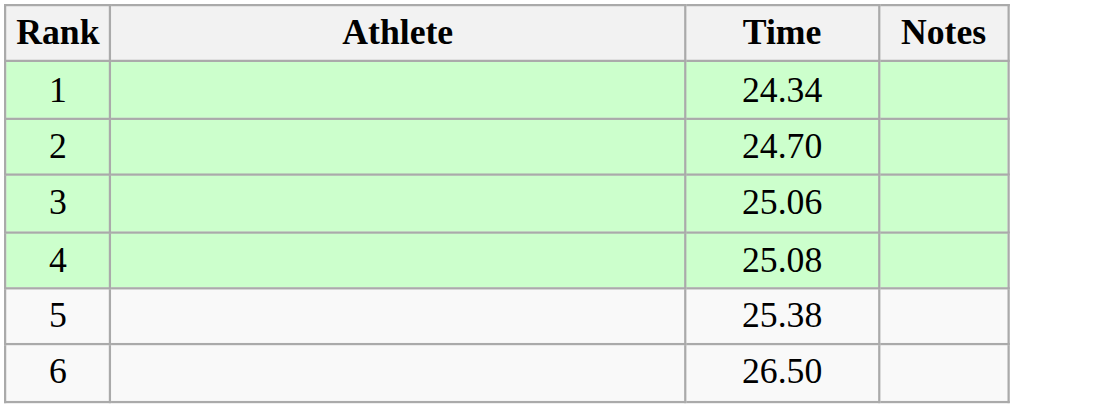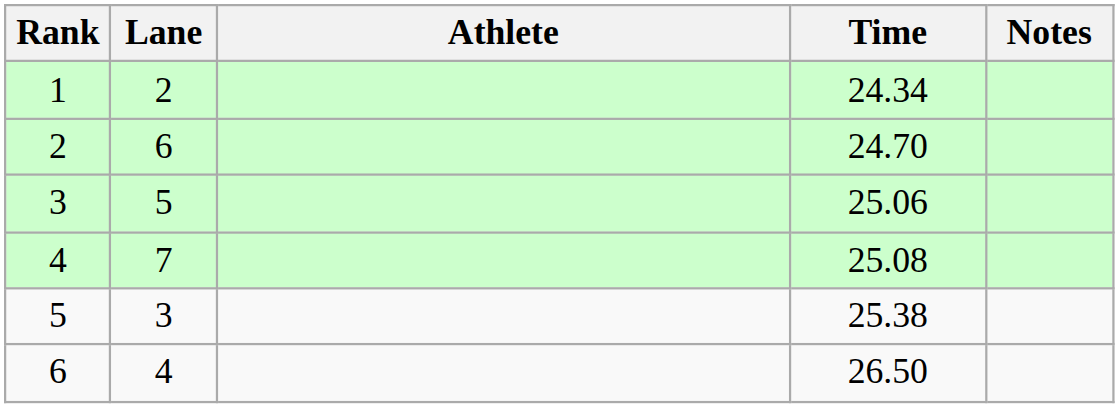+ column: (164, 32)
